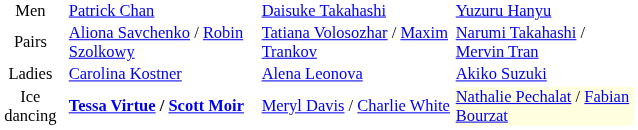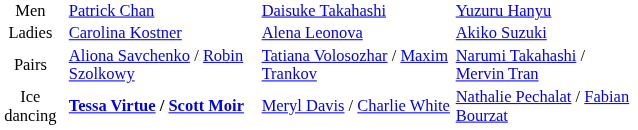rows swapped: (30, 74) <-> (30, 42)
(542, 106) lightyellow background -> (542, 106) no background
